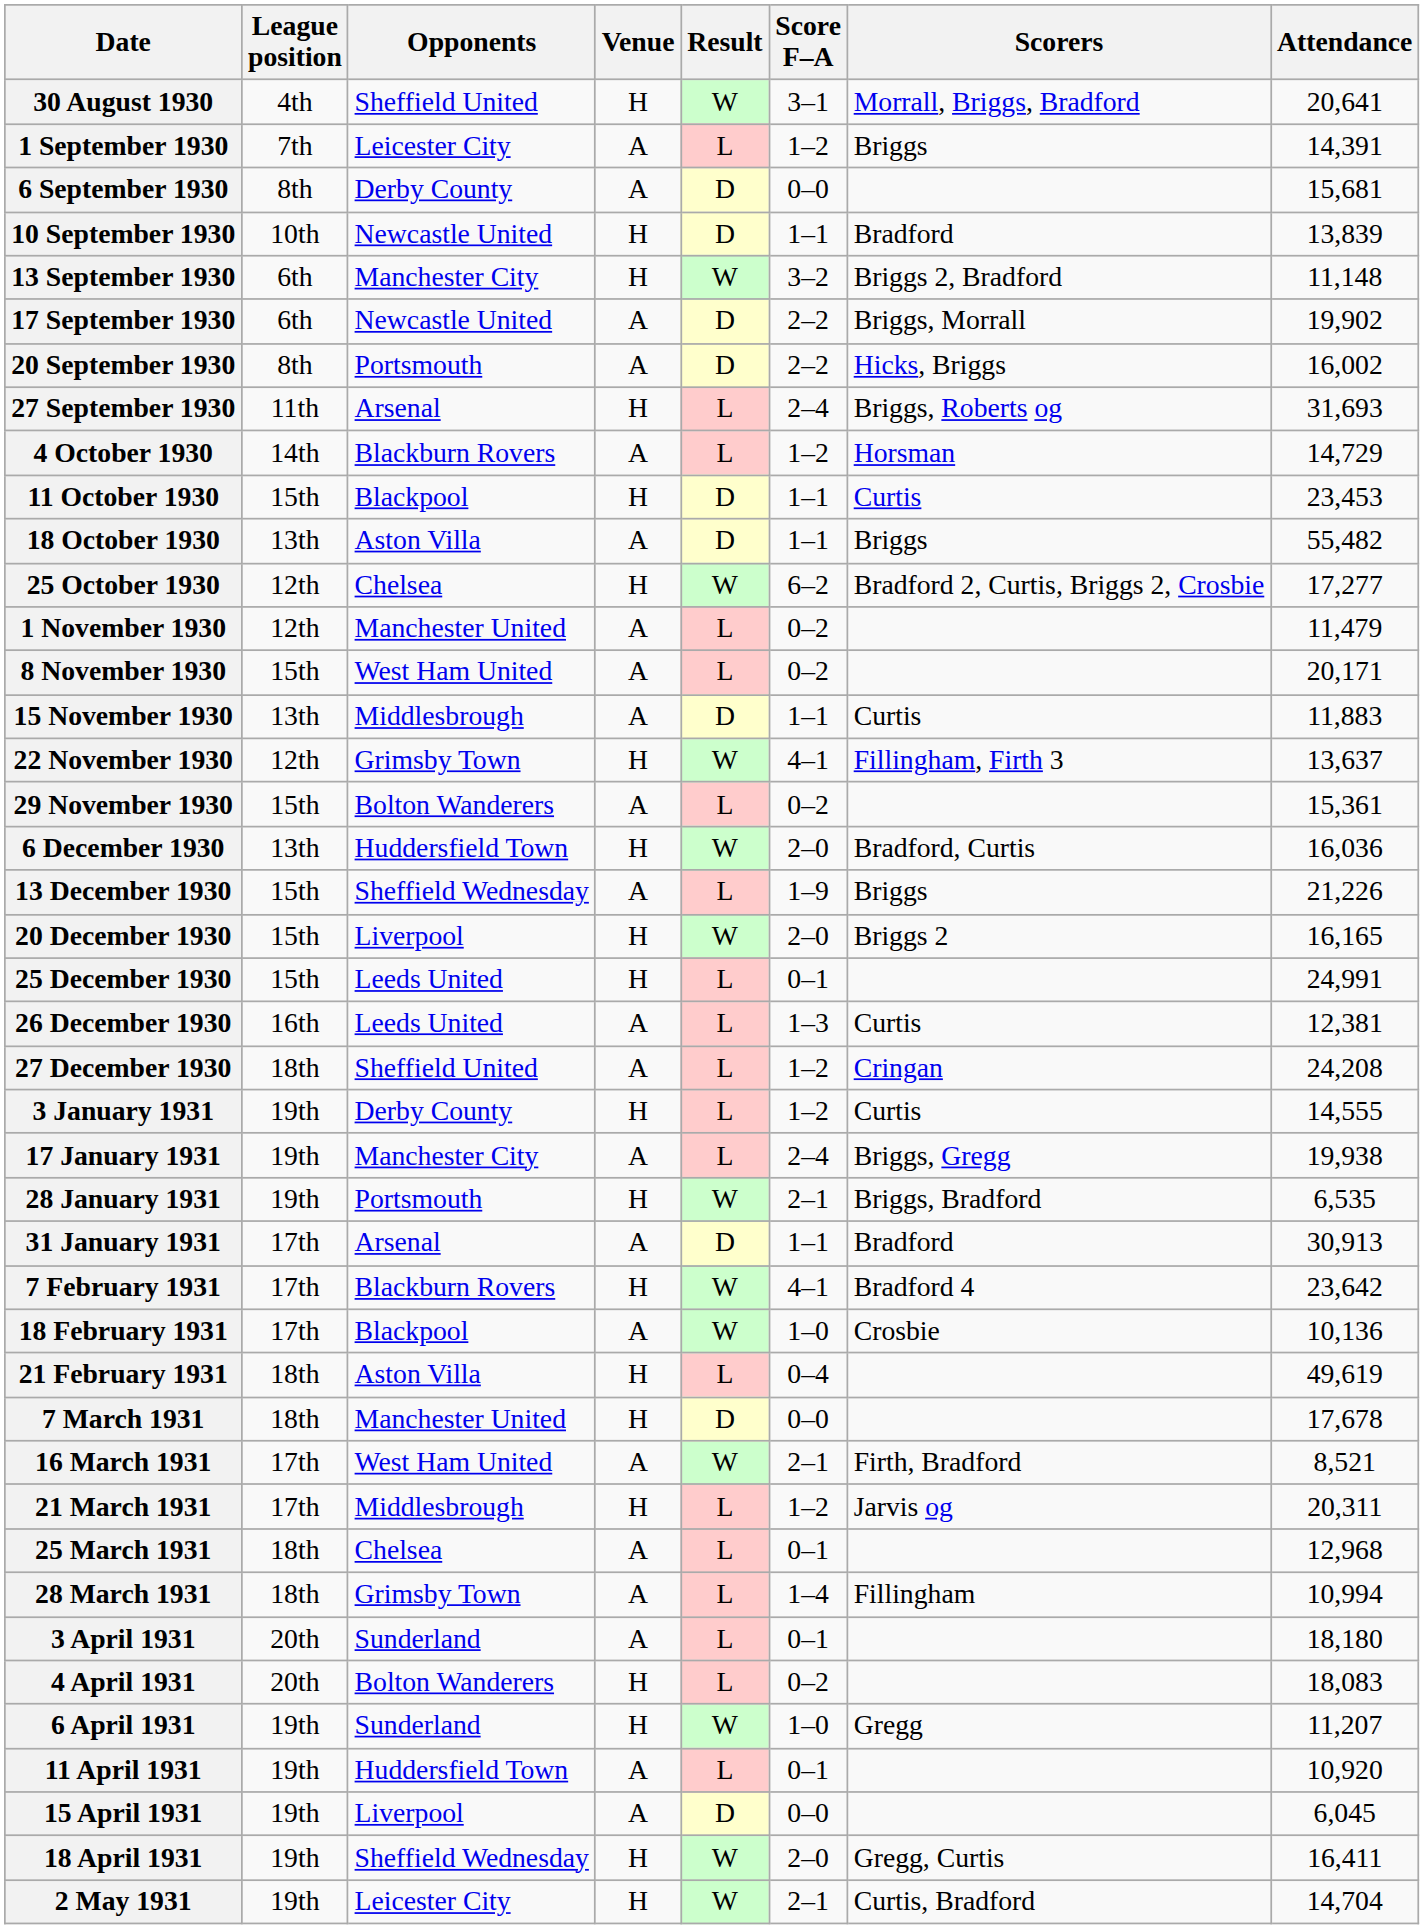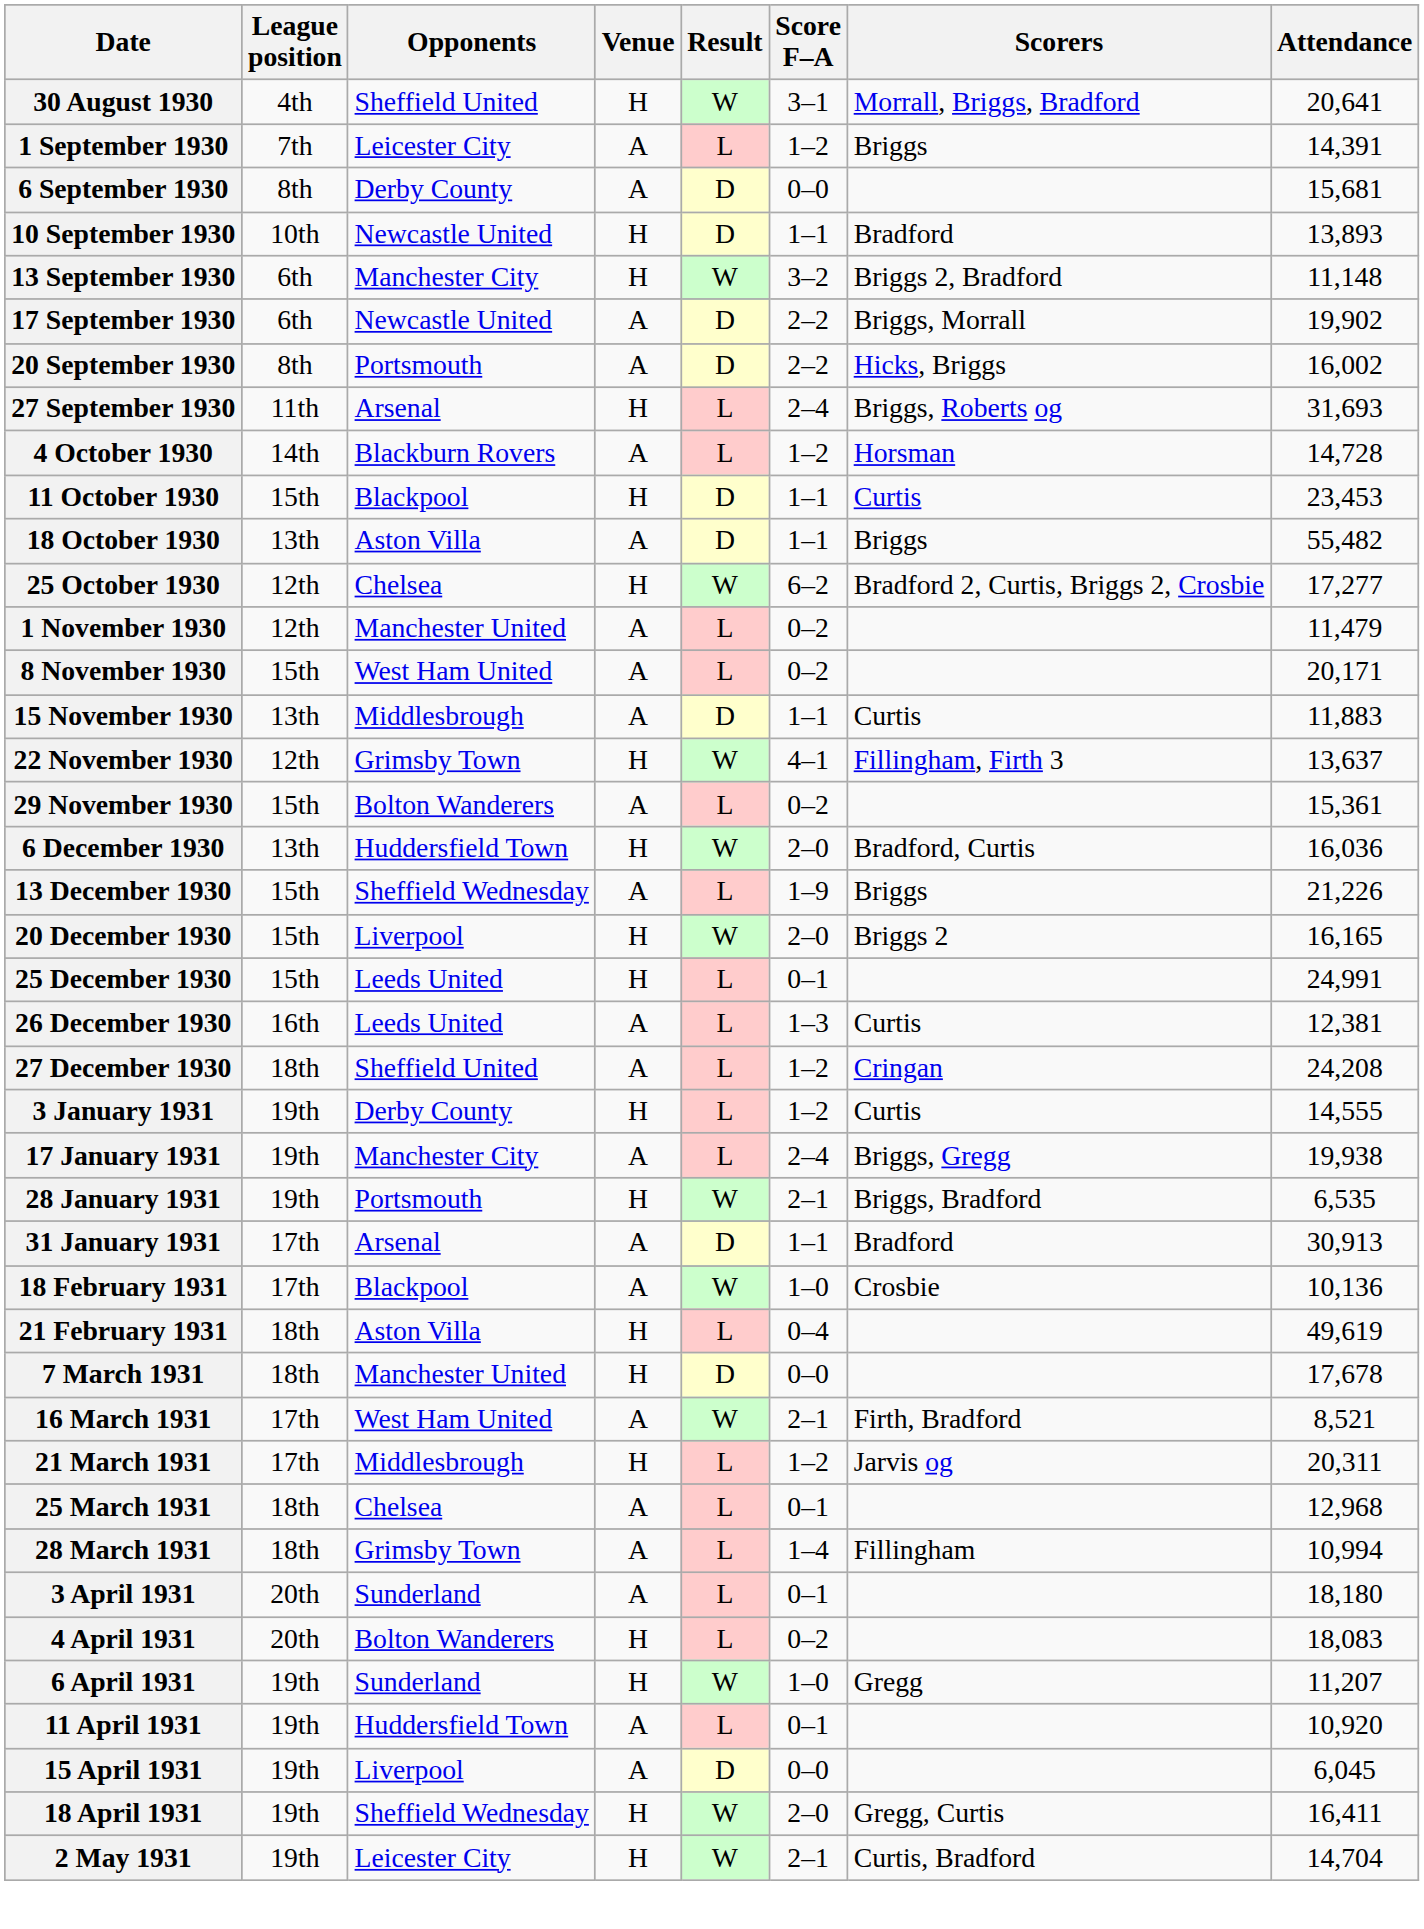(1345, 233) 13,839 -> (1345, 233) 13,893
(1345, 452) 14,729 -> (1345, 452) 14,728
- row: (123, 1286)
